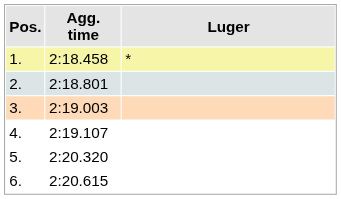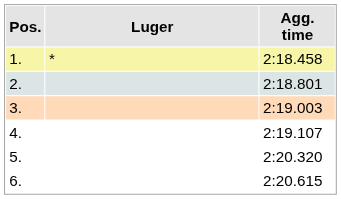columns swapped: (229, 26) <-> (83, 26)
